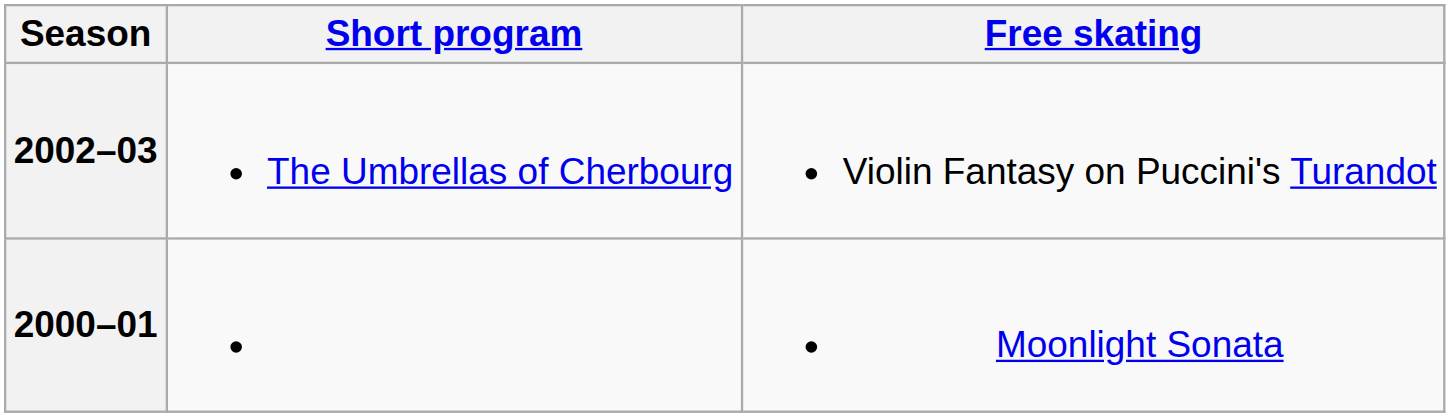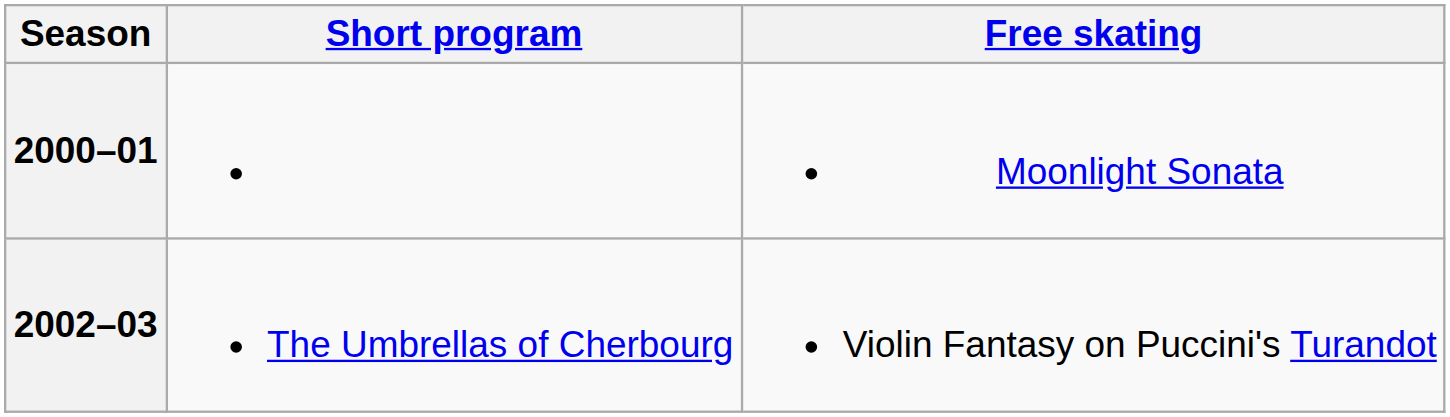rows swapped: (86, 150) <-> (86, 324)
